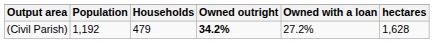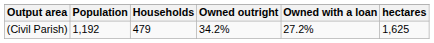(214, 30) bold -> (214, 30) normal
(396, 30) 1,628 -> (396, 30) 1,625
